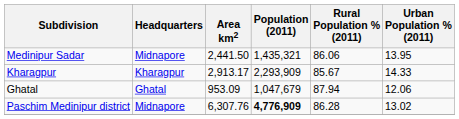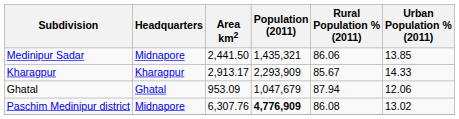(398, 56) 13.95 -> (398, 56) 13.85
(326, 106) 86.28 -> (326, 106) 86.08
